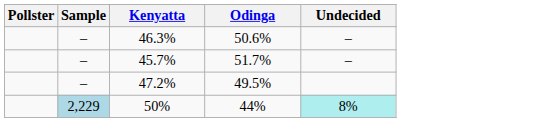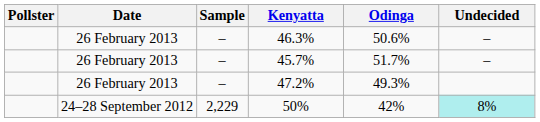+ column: (127, 15)
(253, 83) 49.5% -> (391, 83) 49.3%
(83, 106) lightblue background -> (222, 106) no background
(253, 106) 44% -> (391, 106) 42%
